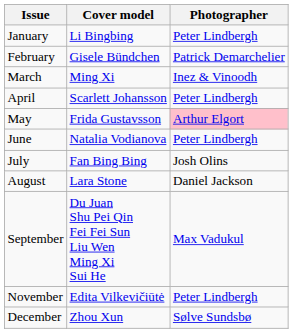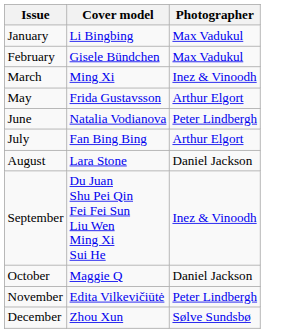(215, 35) Peter Lindbergh -> (208, 35) Max Vadukul
(229, 56) Patrick Demarchelier -> (208, 56) Max Vadukul
- row: (21, 98)
(208, 118) pink background -> (208, 98) no background
(200, 160) Josh Olins -> (208, 139) Arthur Elgort
(208, 239) Max Vadukul -> (215, 218) Inez & Vinoodh
+ row: (29, 275)
